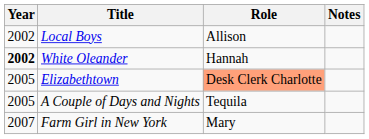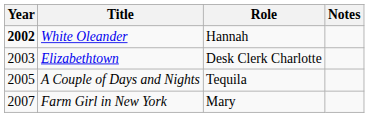- row: (71, 36)
(21, 79) 2005 -> (21, 58) 2003
(264, 79) lightsalmon background -> (264, 58) no background
